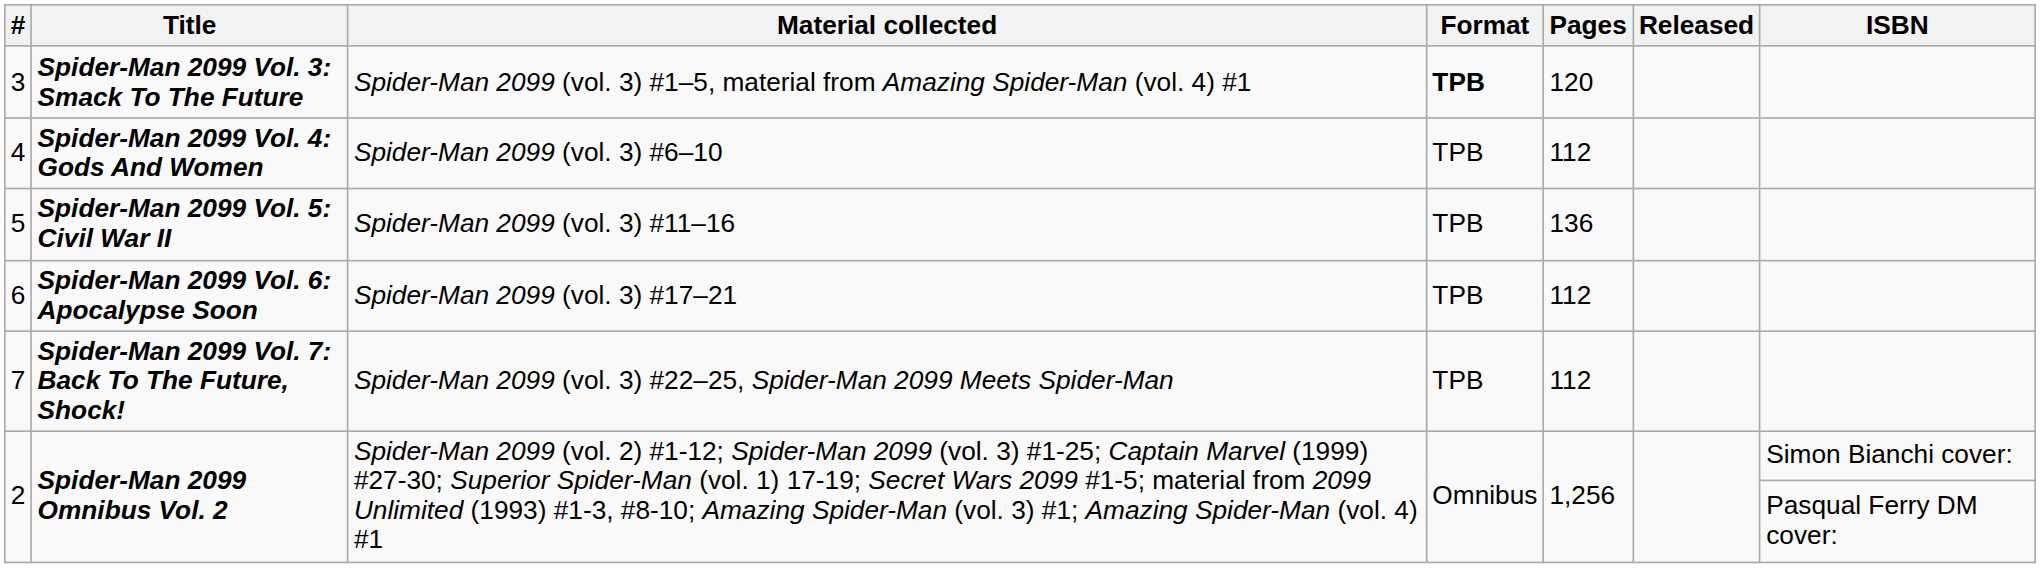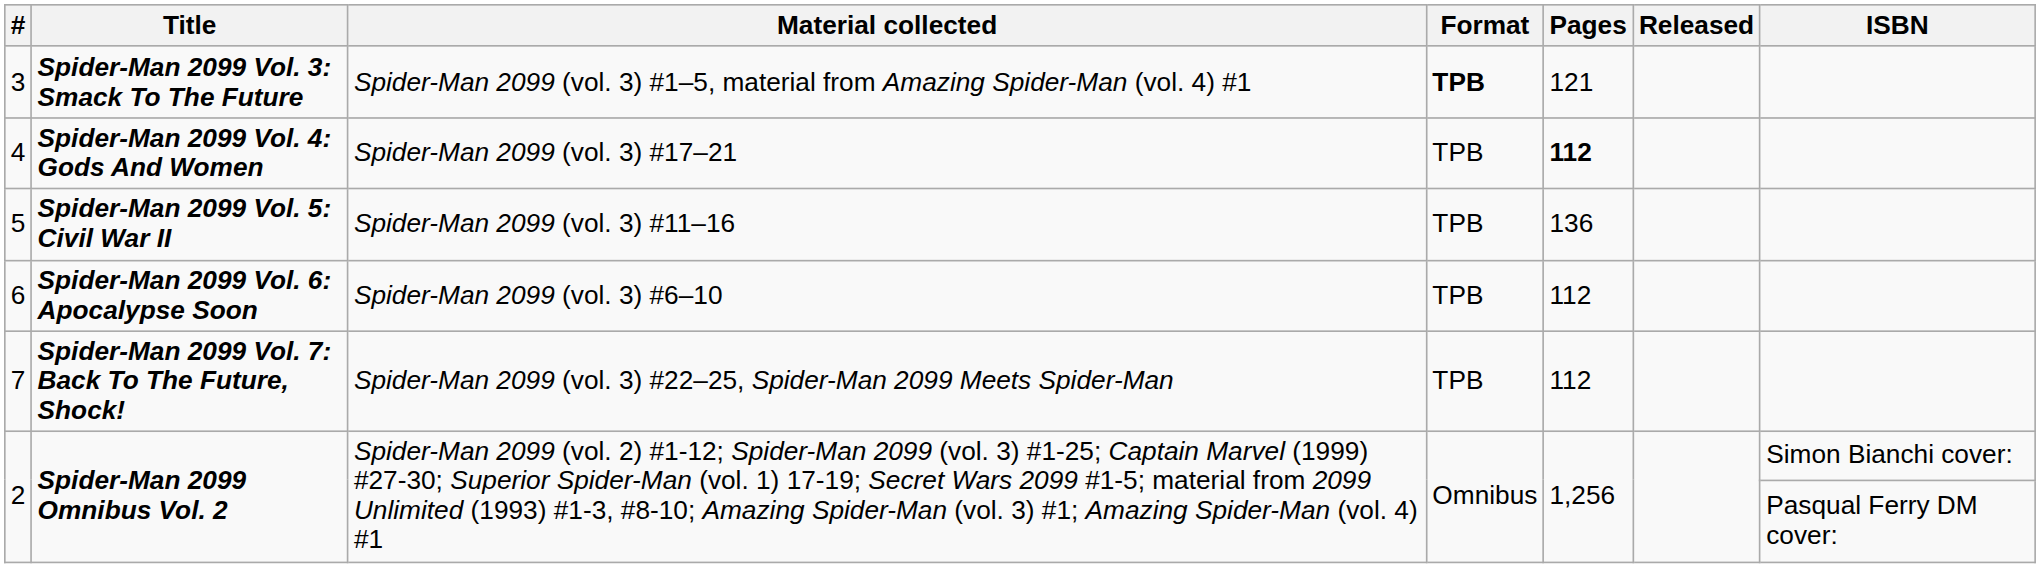(1571, 81) 120 -> (1571, 81) 121
(538, 152) Spider-Man 2099 (vol. 3) #6–10 -> (545, 152) Spider-Man 2099 (vol. 3) #17–21
(1570, 152) normal -> (1571, 152) bold
(545, 295) Spider-Man 2099 (vol. 3) #17–21 -> (538, 295) Spider-Man 2099 (vol. 3) #6–10
